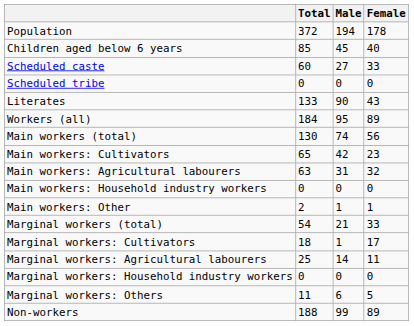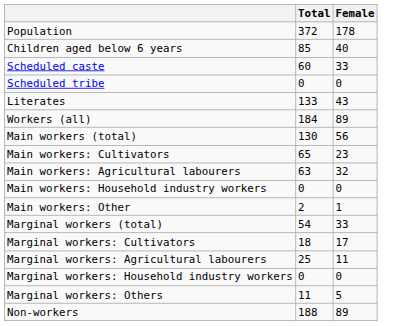- column: (349, 13)
